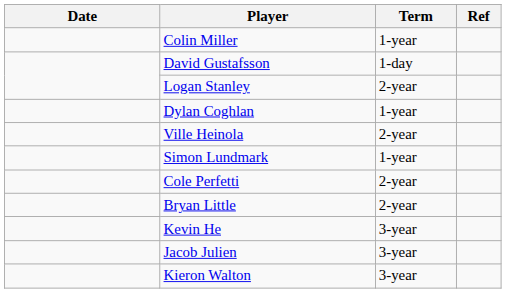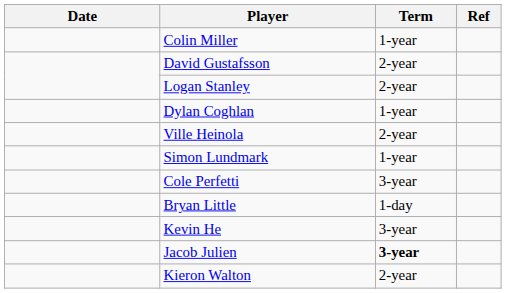(396, 63) 1-day -> (398, 63) 2-year
(398, 181) 2-year -> (398, 181) 3-year
(398, 205) 2-year -> (396, 205) 1-day
(398, 252) normal -> (399, 252) bold
(398, 275) 3-year -> (398, 275) 2-year
